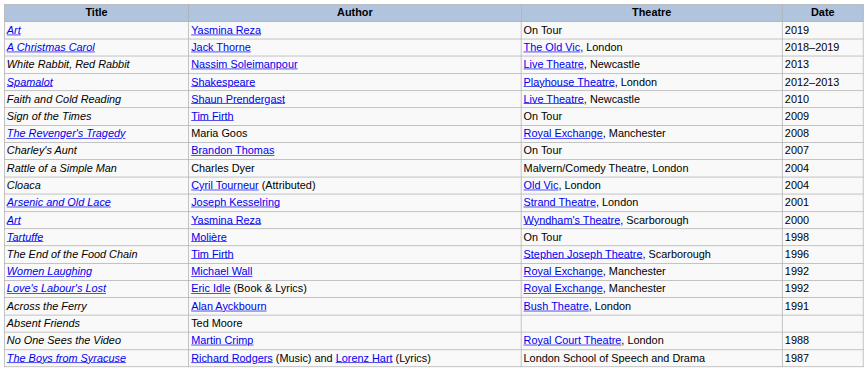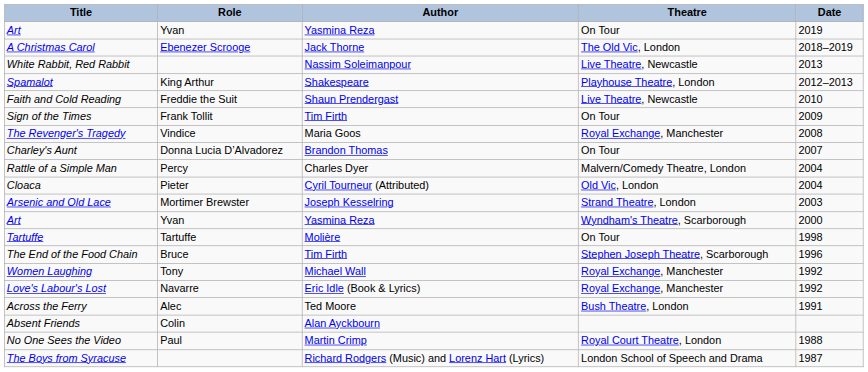+ column: (230, 13)
(797, 202) 2001 -> (811, 202) 2003
(229, 306) Alan Ayckbourn -> (330, 306) Ted Moore
(217, 323) Ted Moore -> (342, 323) Alan Ayckbourn
